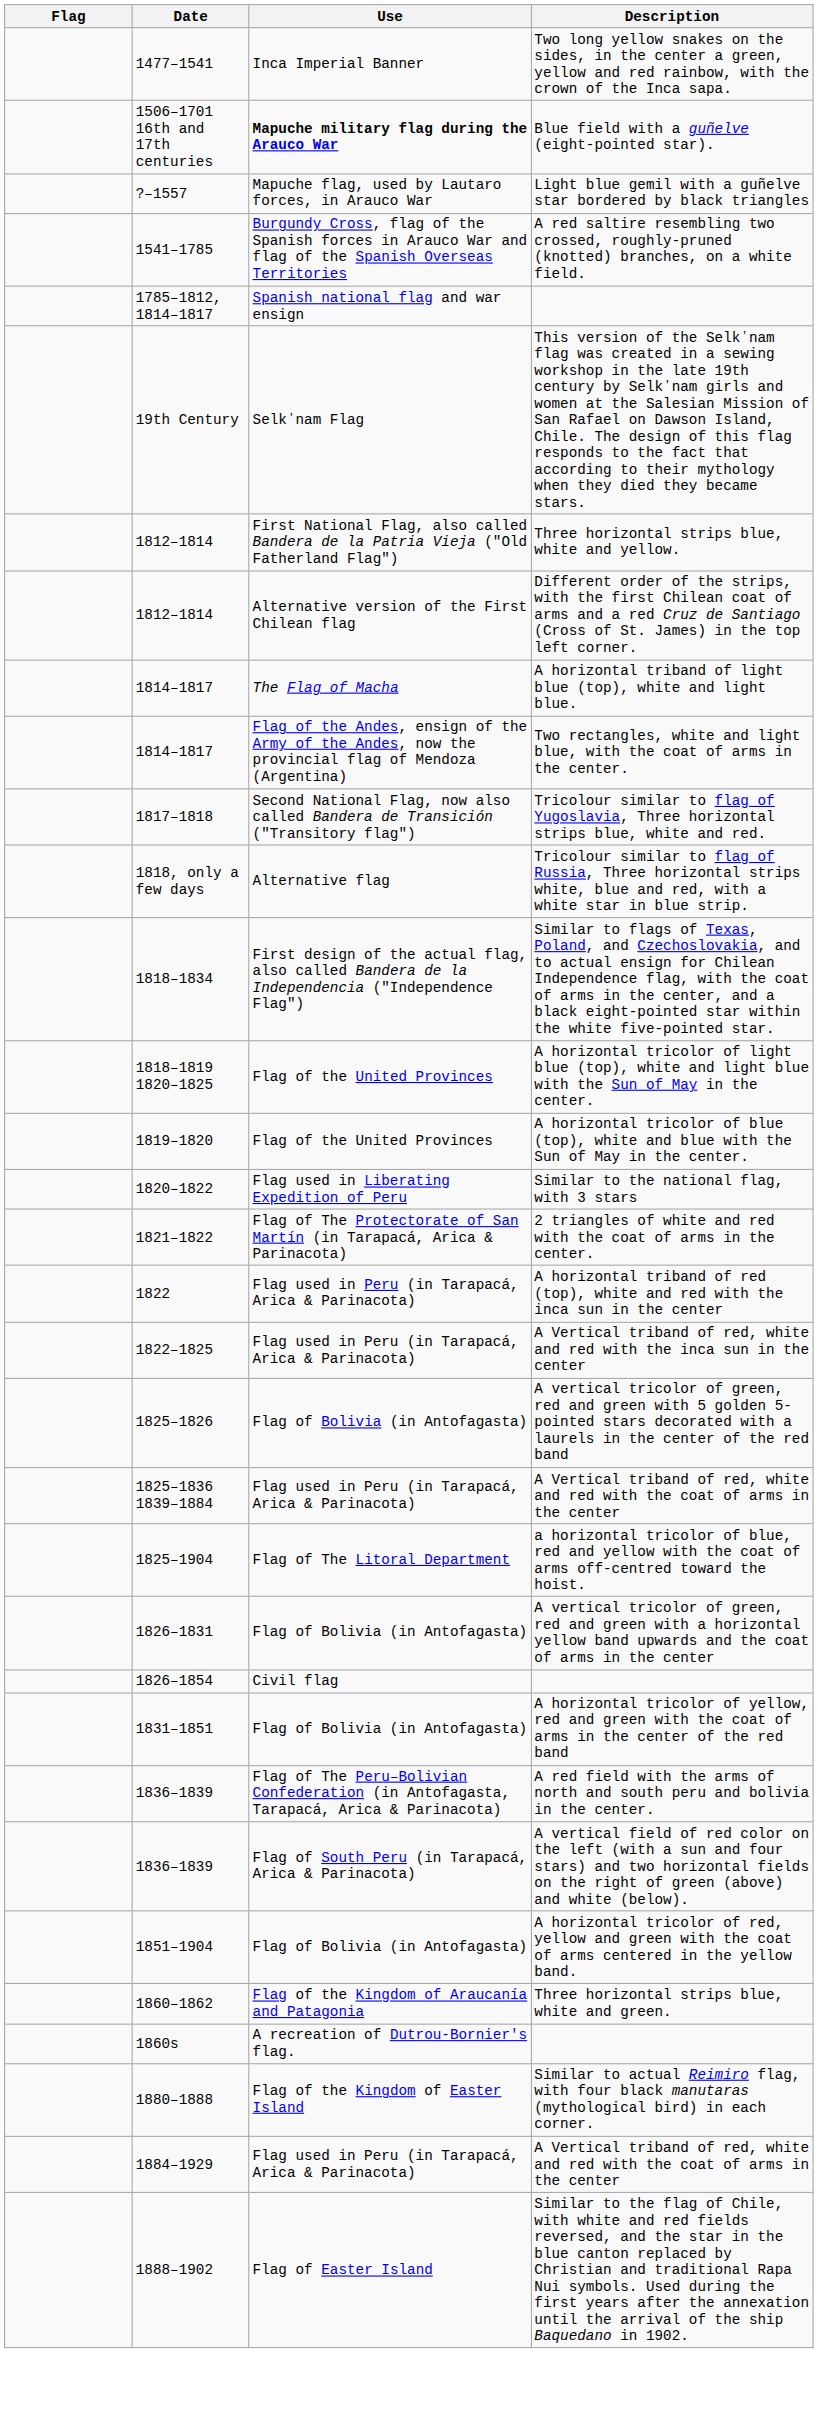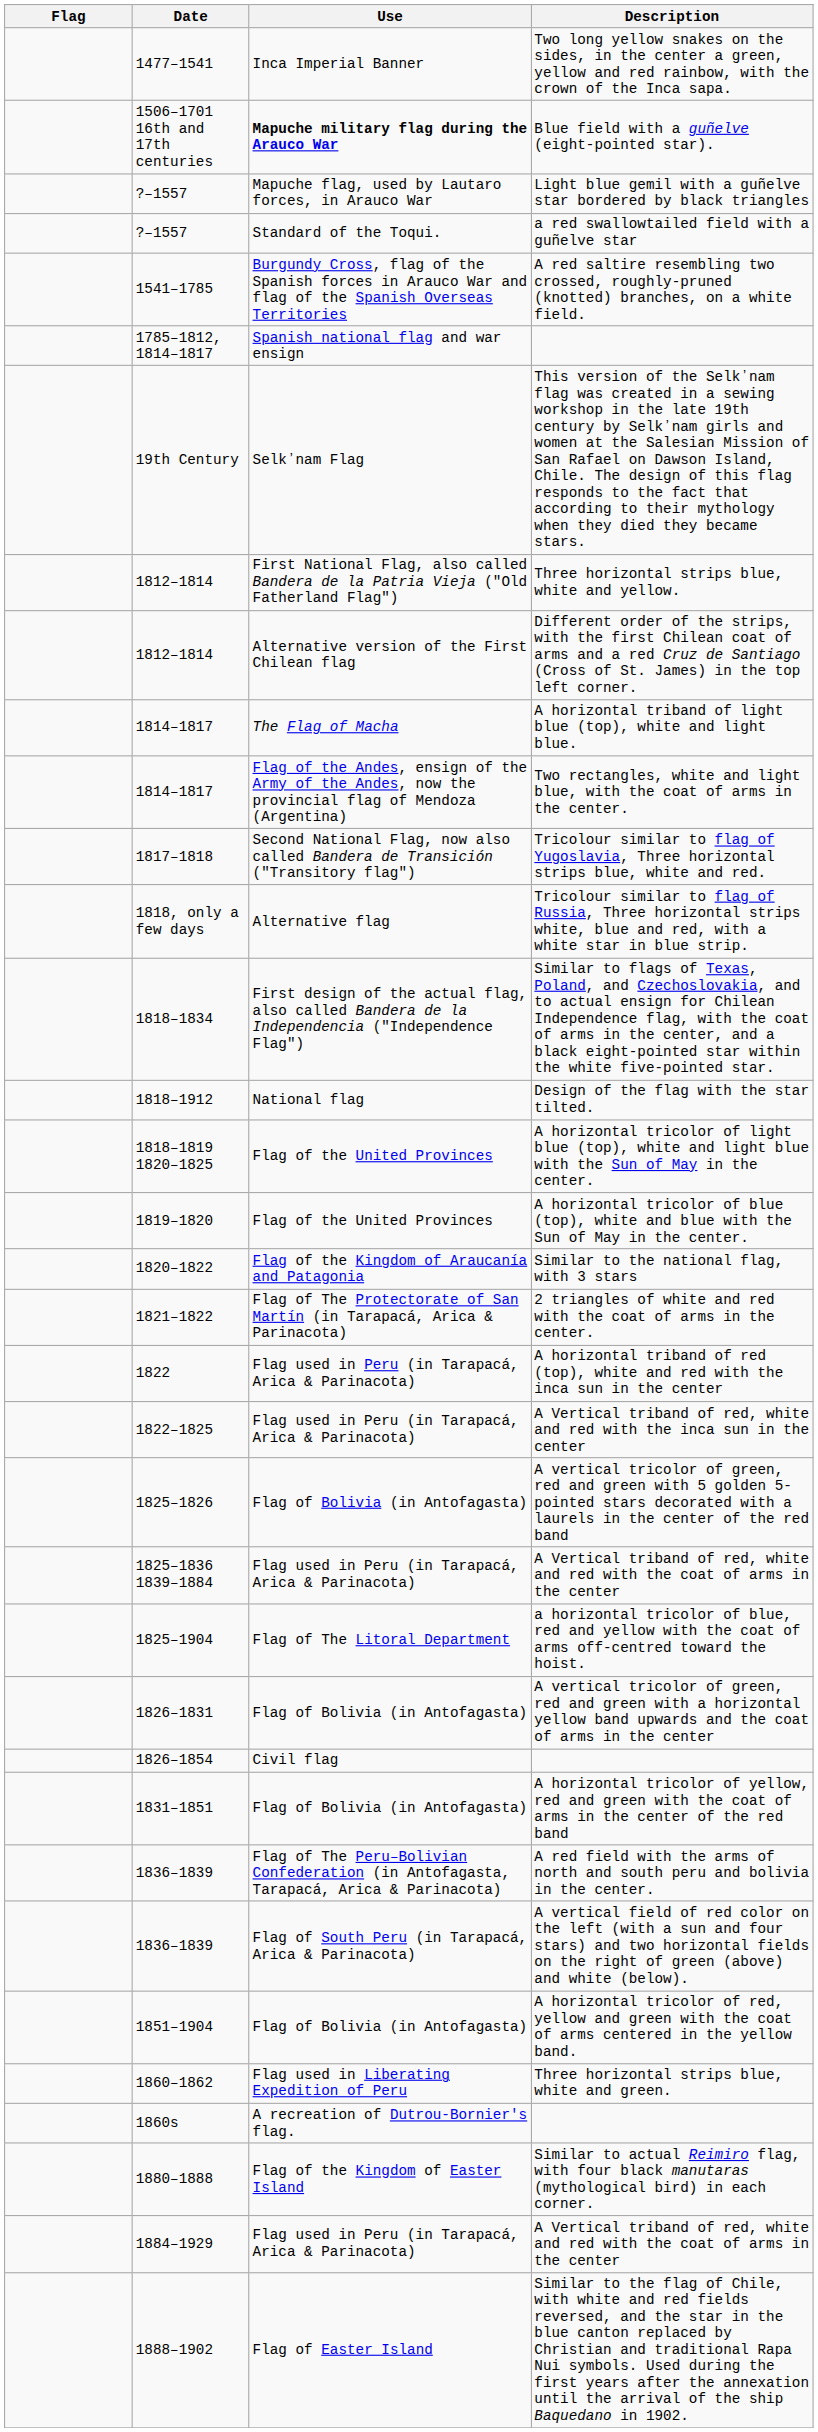+ row: (162, 233)
+ row: (174, 1100)
(351, 1189) Flag used in Liberating Expedition of Peru -> (390, 1269) Flag of the Kingdom of Araucanía and Patagonia
(390, 2004) Flag of the Kingdom of Araucanía and Patagonia -> (351, 2083) Flag used in Liberating Expedition of Peru
